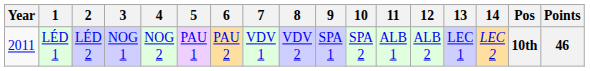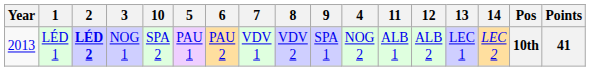columns swapped: (159, 15) <-> (361, 15)
(21, 46) 2011 -> (21, 46) 2013
(88, 46) normal -> (89, 46) bold
(562, 46) 46 -> (564, 46) 41
